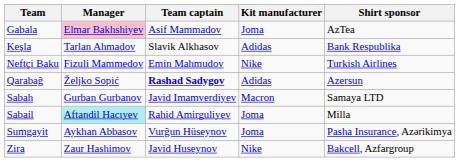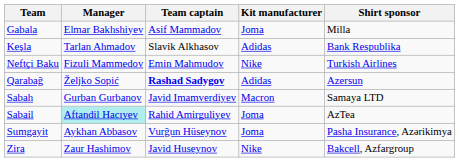(104, 30) pink background -> (104, 30) no background
(341, 30) AzTea -> (339, 30) Milla
(339, 115) Milla -> (341, 115) AzTea
